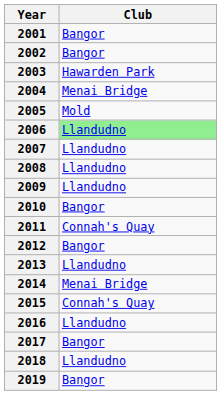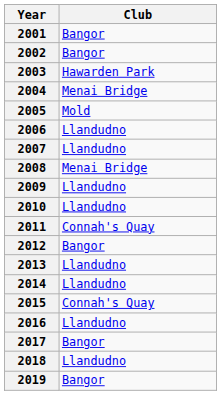(94, 130) lightgreen background -> (94, 130) no background
(94, 168) Llandudno -> (105, 168) Menai Bridge
(83, 207) Bangor -> (94, 207) Llandudno
(105, 284) Menai Bridge -> (94, 284) Llandudno
